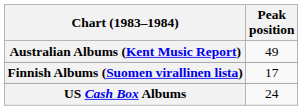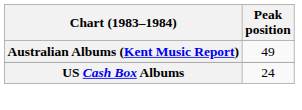- row: (125, 72)
